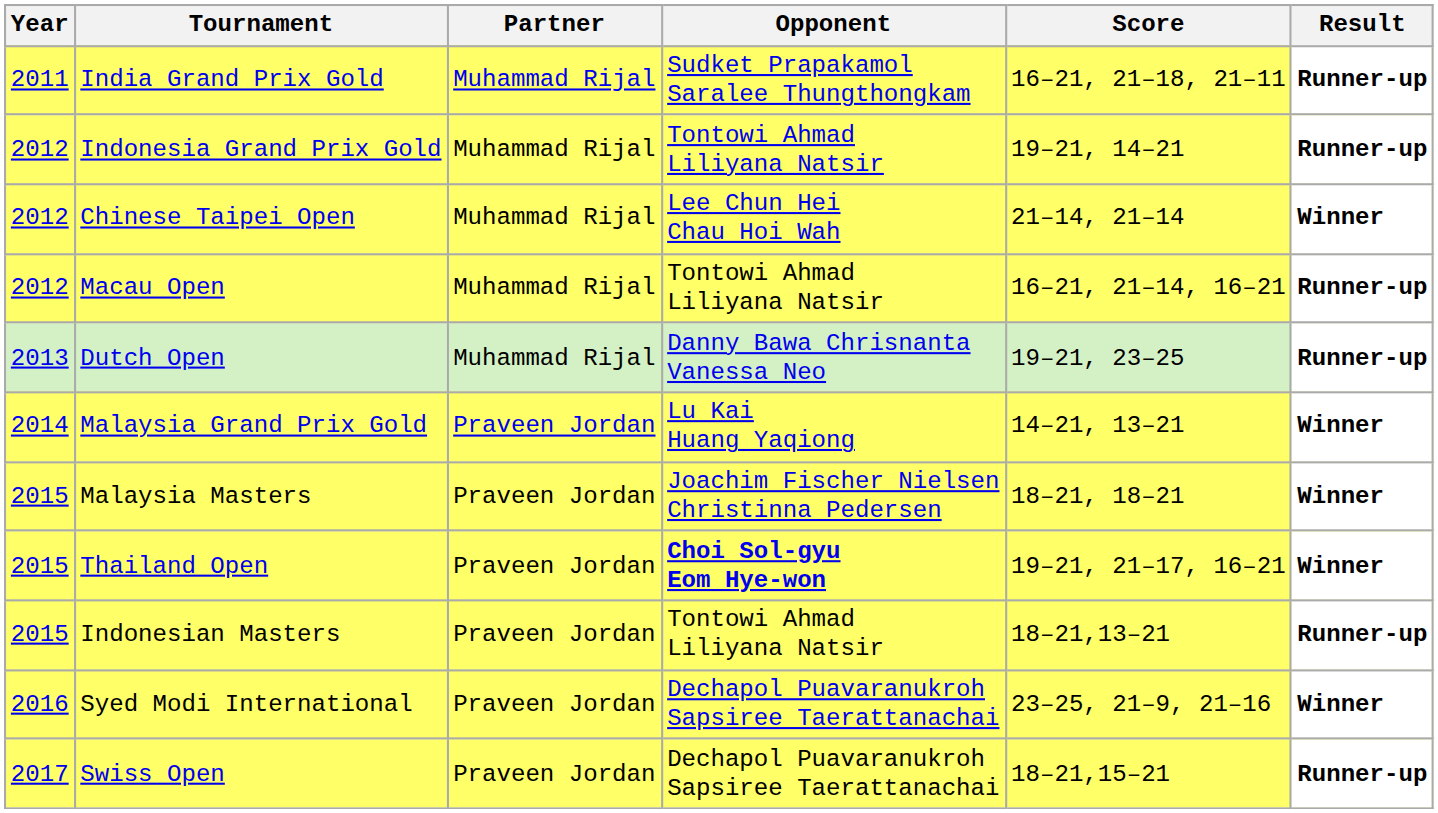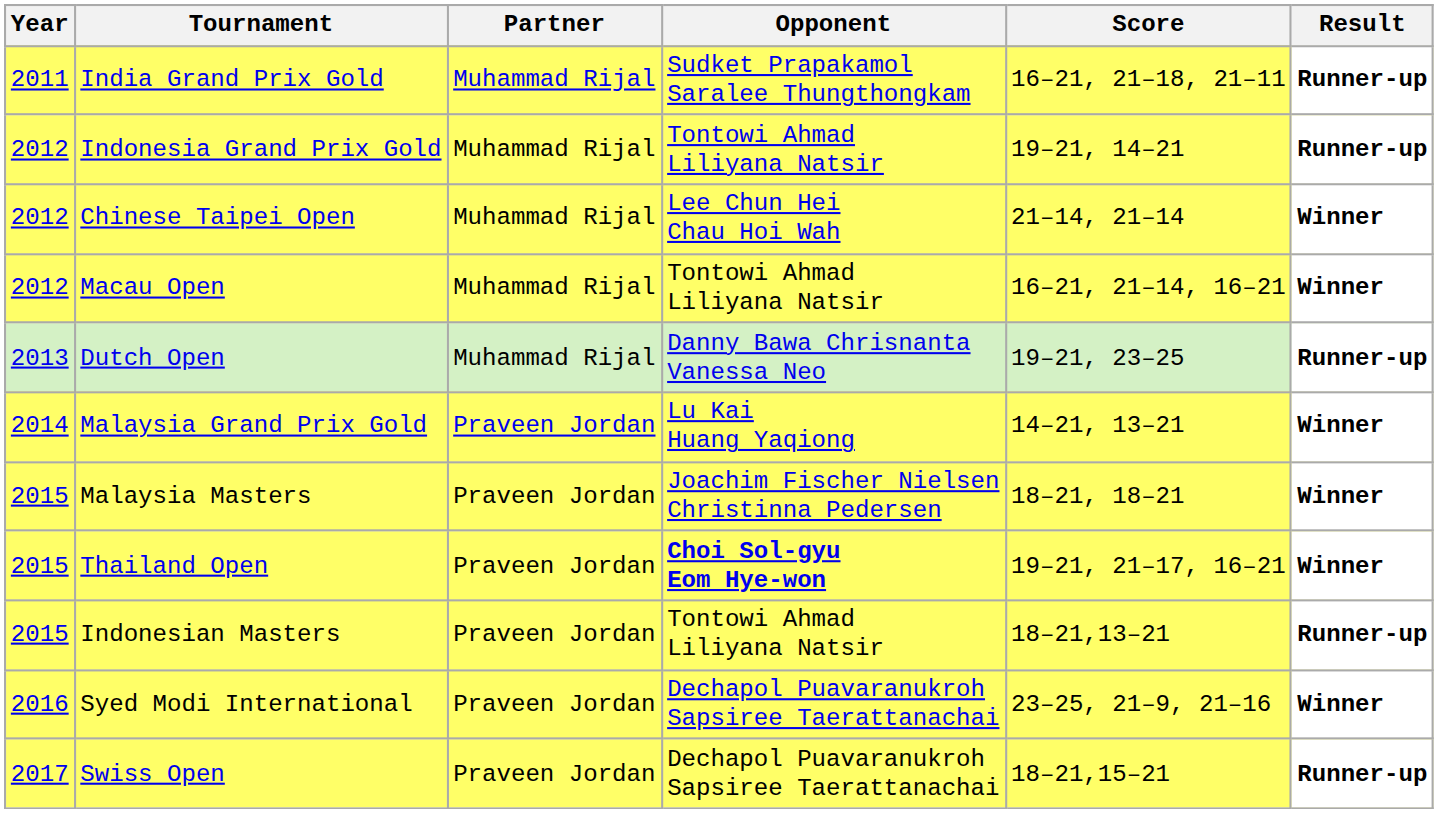(1362, 288) Runner-up -> (1341, 288) Winner
